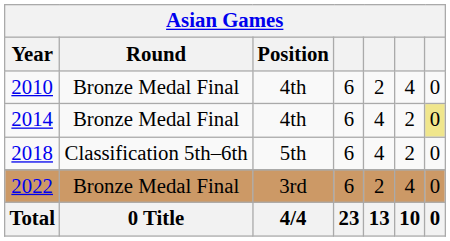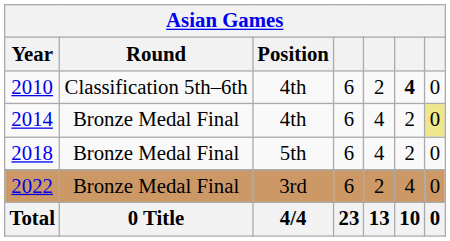(156, 86) Bronze Medal Final -> (156, 86) Classification 5th–6th
(410, 86) normal -> (410, 86) bold
(156, 152) Classification 5th–6th -> (156, 152) Bronze Medal Final
